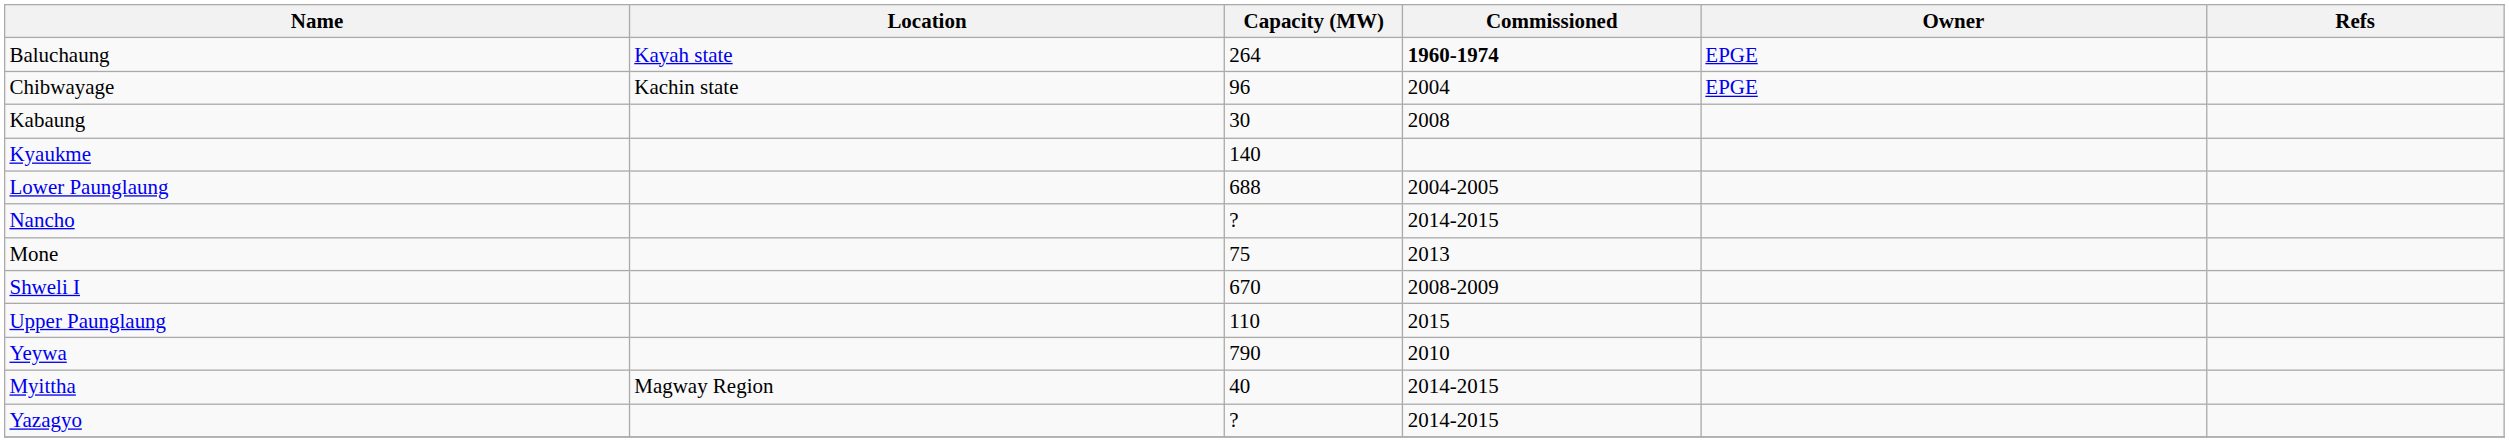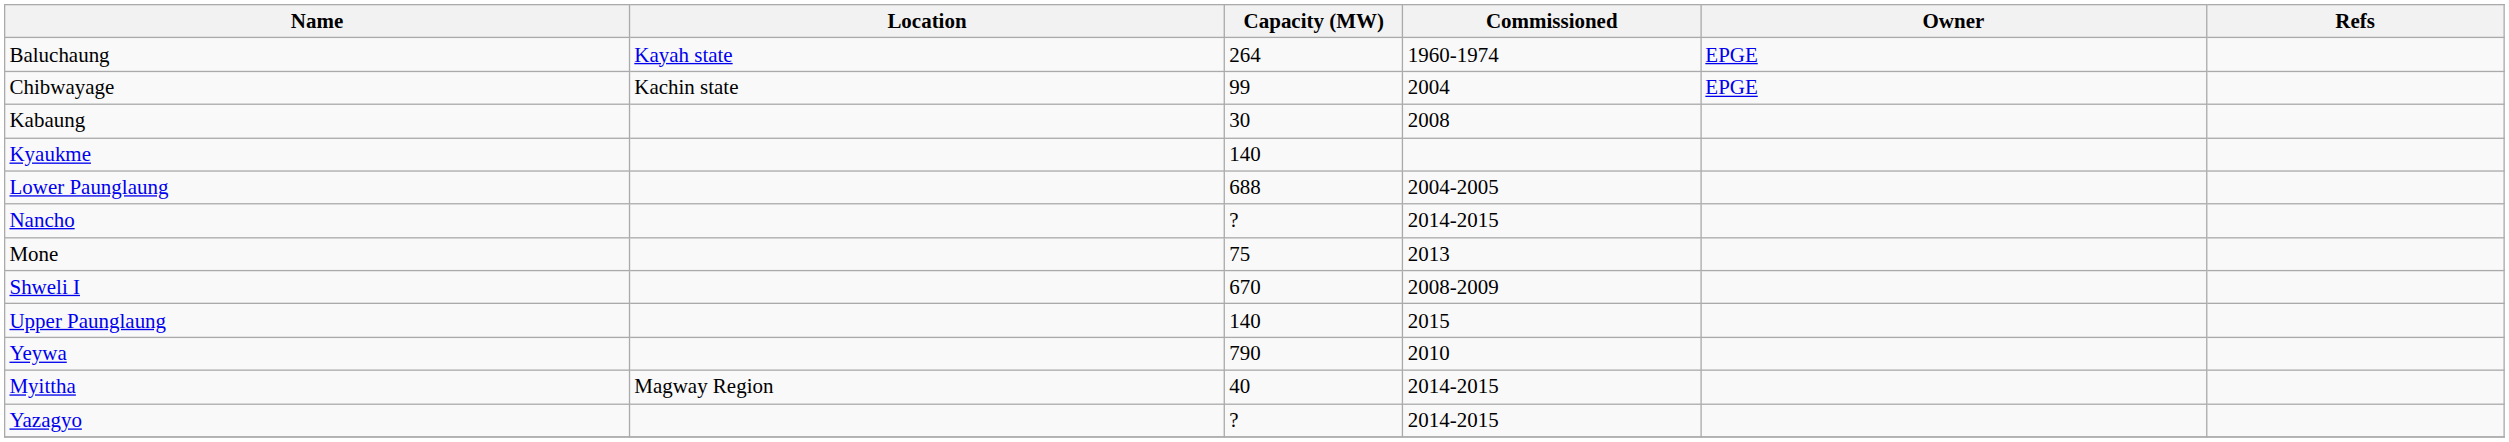(1453, 54) bold -> (1453, 54) normal
(1240, 87) 96 -> (1240, 87) 99
(1245, 320) 110 -> (1245, 320) 140
